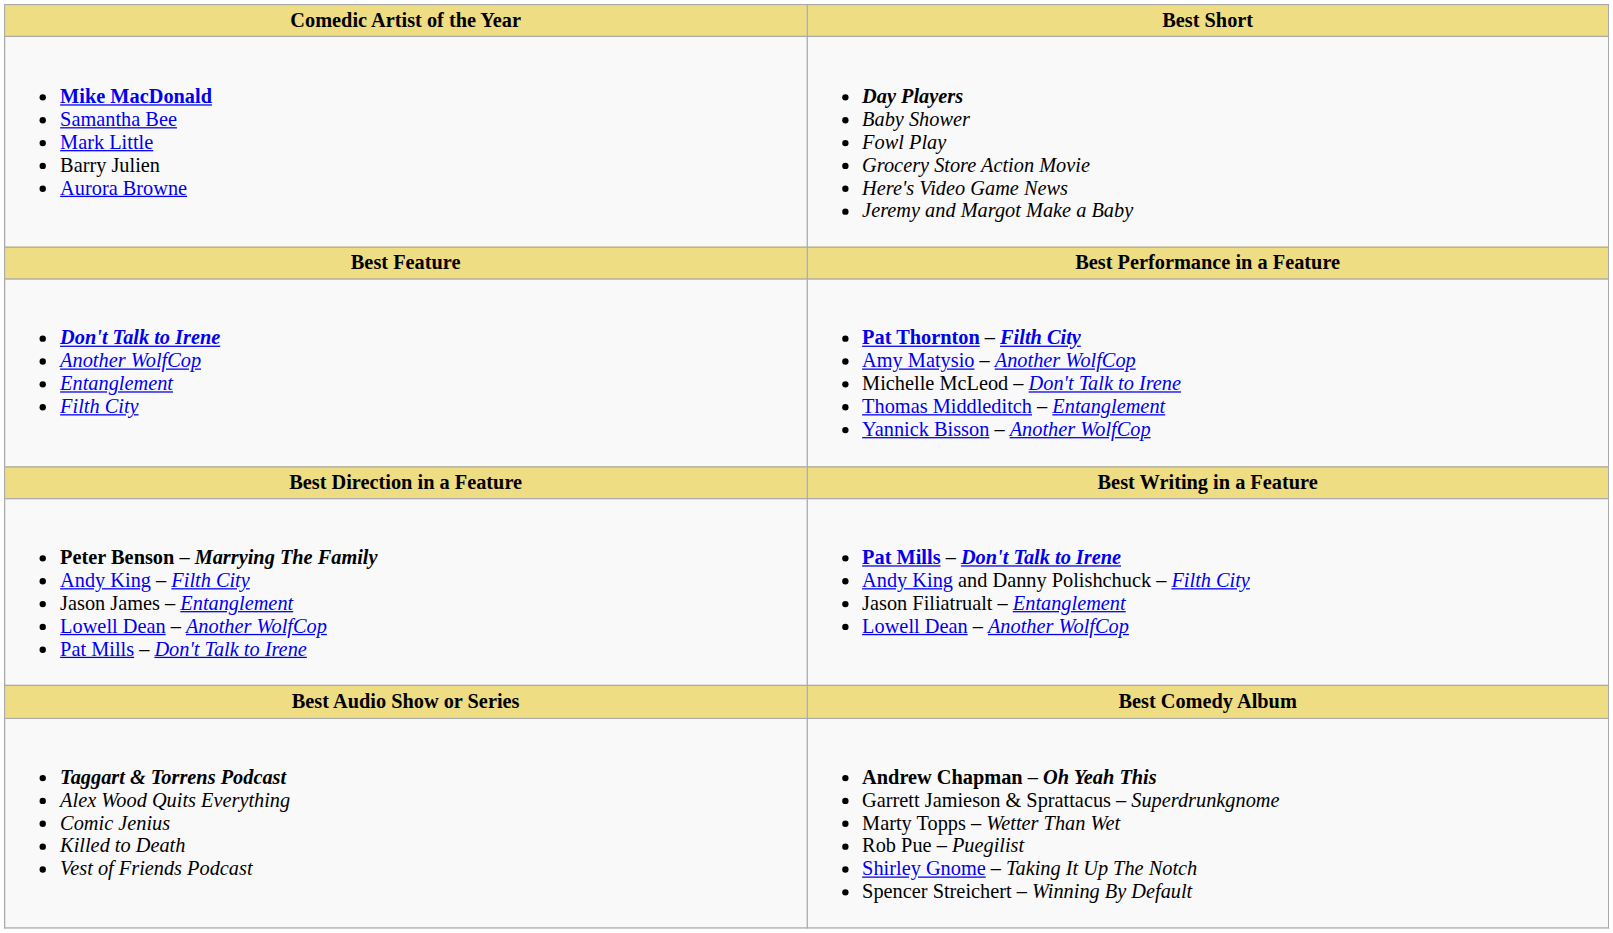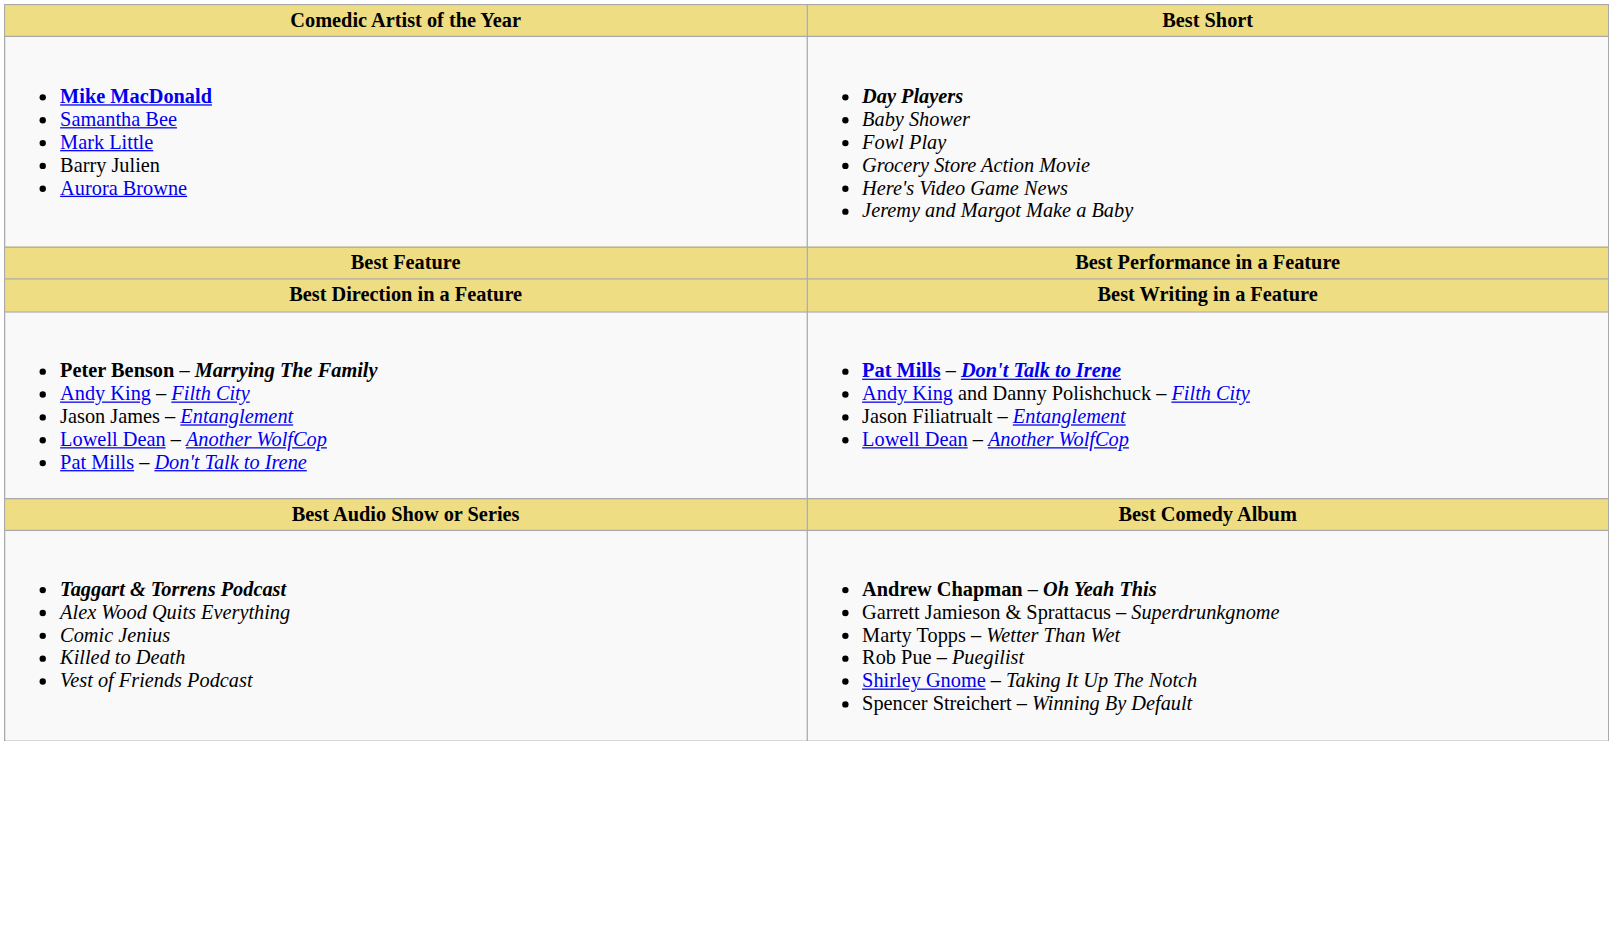- row: (406, 373)
